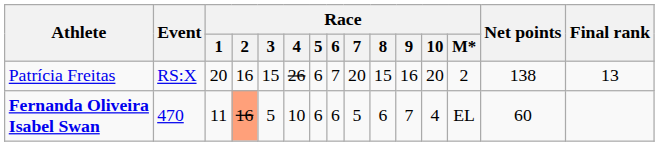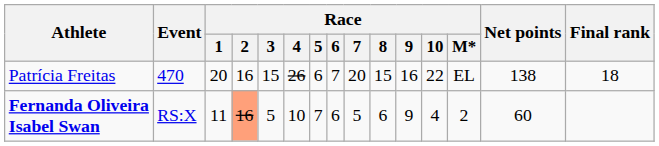(177, 76) RS:X -> (170, 76) 470
(435, 76) 20 -> (435, 76) 22
(464, 76) 2 -> (464, 76) EL
(610, 76) 13 -> (610, 76) 18
(170, 116) 470 -> (177, 116) RS:X
(318, 116) 6 -> (318, 116) 7
(409, 116) 7 -> (409, 116) 9
(464, 116) EL -> (464, 116) 2
